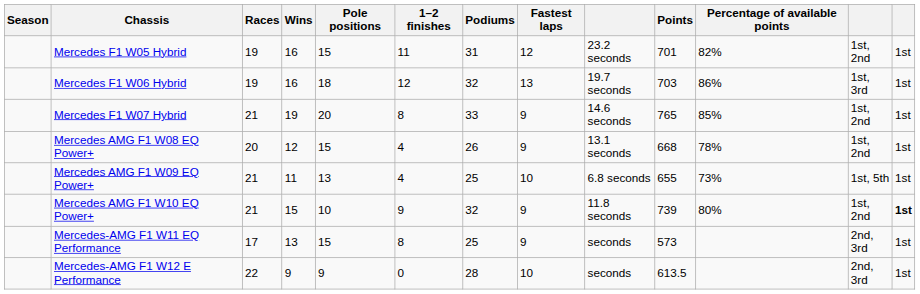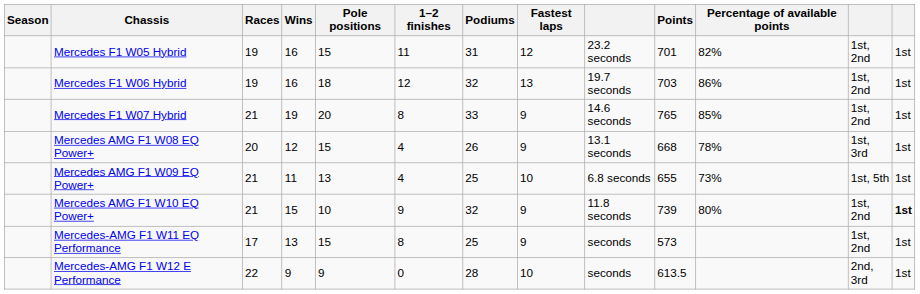(860, 83) 1st, 3rd -> (861, 83) 1st, 2nd
(861, 146) 1st, 2nd -> (860, 146) 1st, 3rd
(862, 241) 2nd, 3rd -> (861, 241) 1st, 2nd
